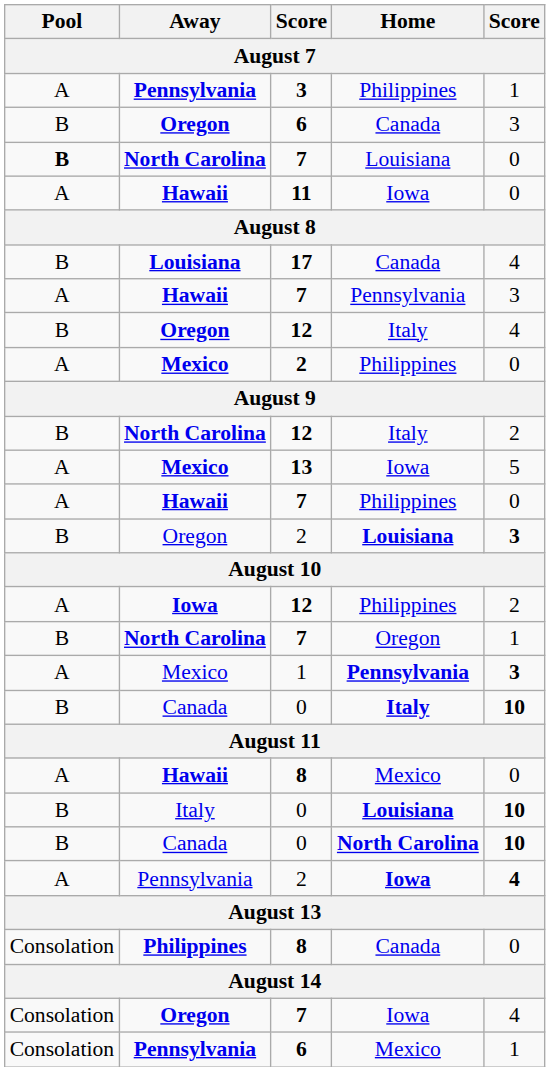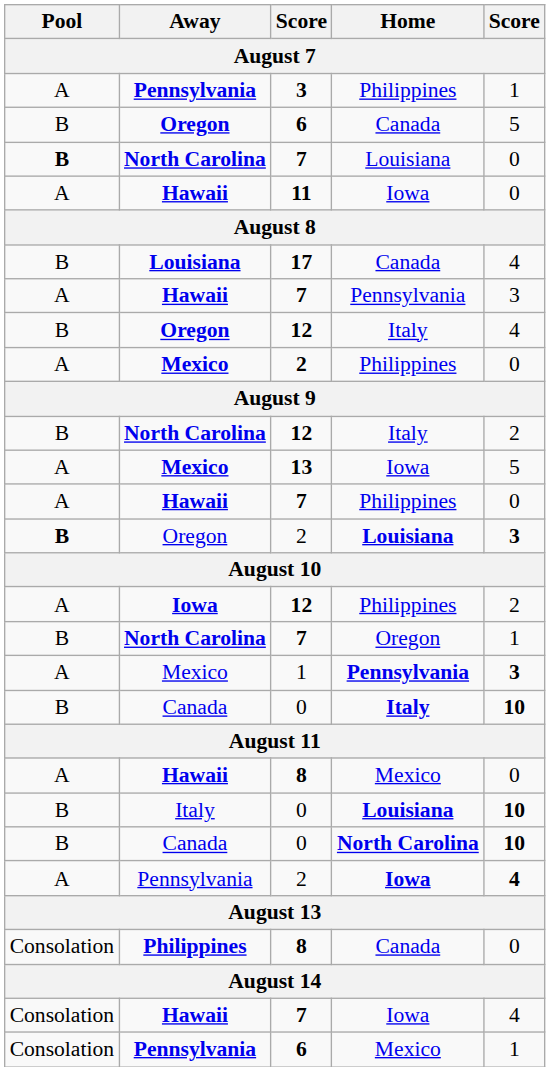(514, 124) 3 -> (514, 124) 5
(62, 535) normal -> (62, 535) bold
(195, 1015) Oregon -> (195, 1015) Hawaii
